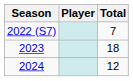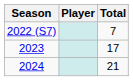(113, 48) 18 -> (113, 48) 17
(113, 66) 12 -> (113, 66) 21
